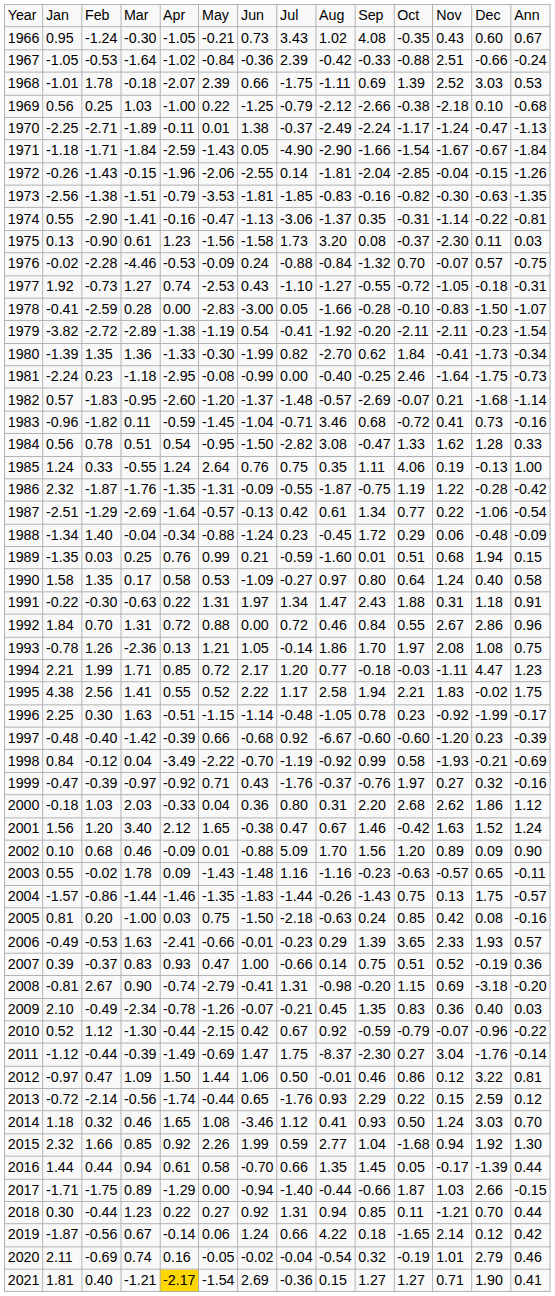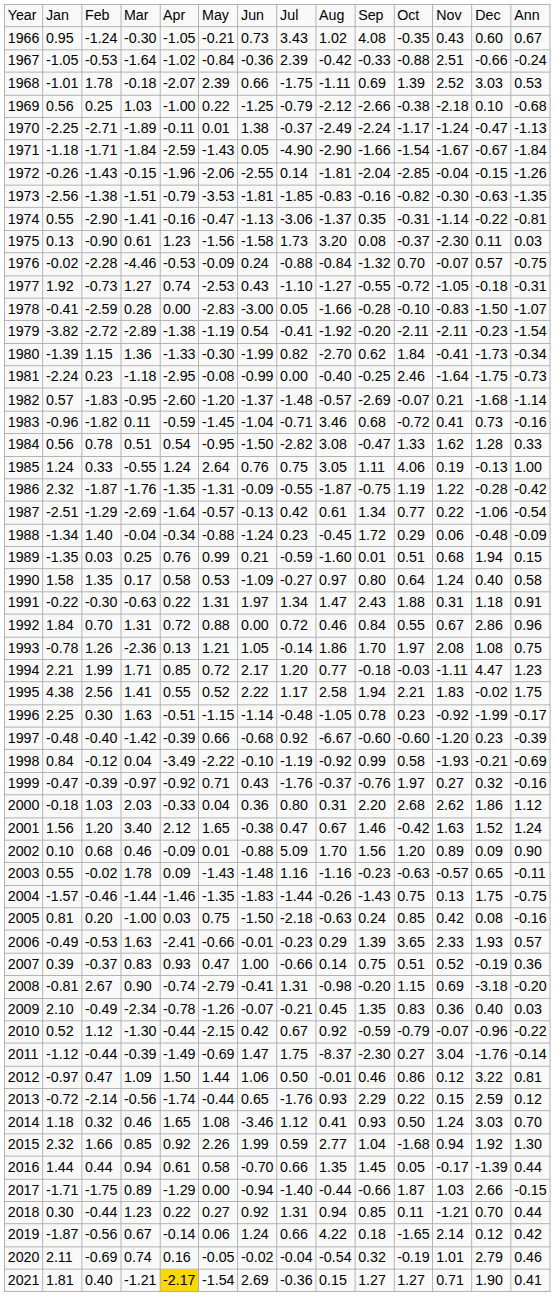(99, 354) 1.35 -> (99, 354) 1.15
(333, 467) 0.35 -> (333, 467) 3.05
(450, 625) 2.67 -> (450, 625) 0.67
(257, 761) -0.70 -> (257, 761) -0.10
(101, 896) -0.86 -> (101, 896) -0.46
(530, 896) -0.57 -> (530, 896) -0.75
